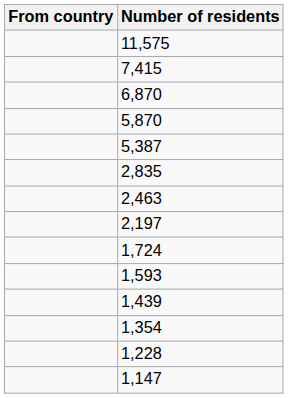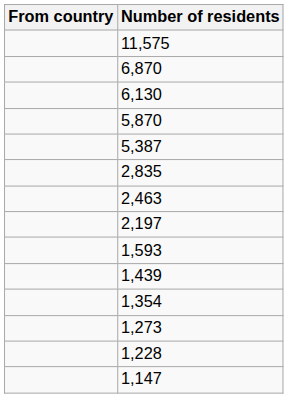- row: (141, 69)
+ row: (141, 95)
- row: (141, 250)
+ row: (141, 328)
